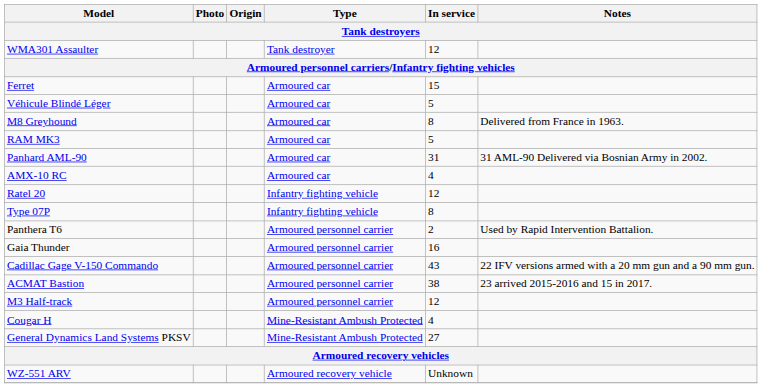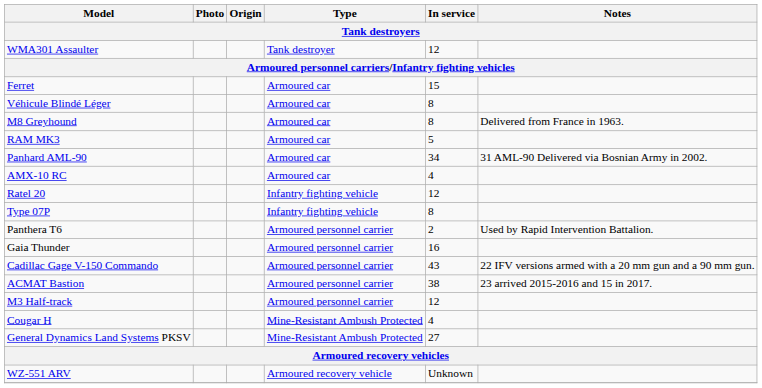(431, 103) 5 -> (431, 103) 8
(434, 157) 31 -> (434, 157) 34
